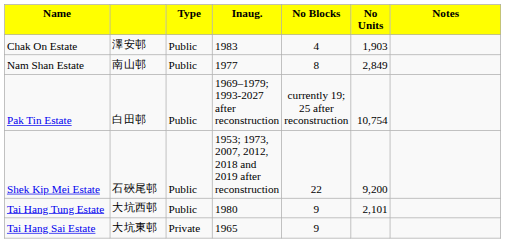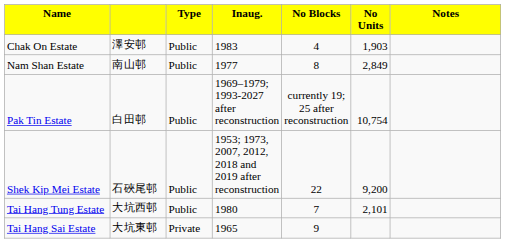(316, 209) 9 -> (316, 209) 7
